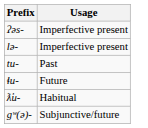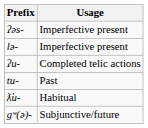+ row: (13, 64)
- row: (13, 81)
